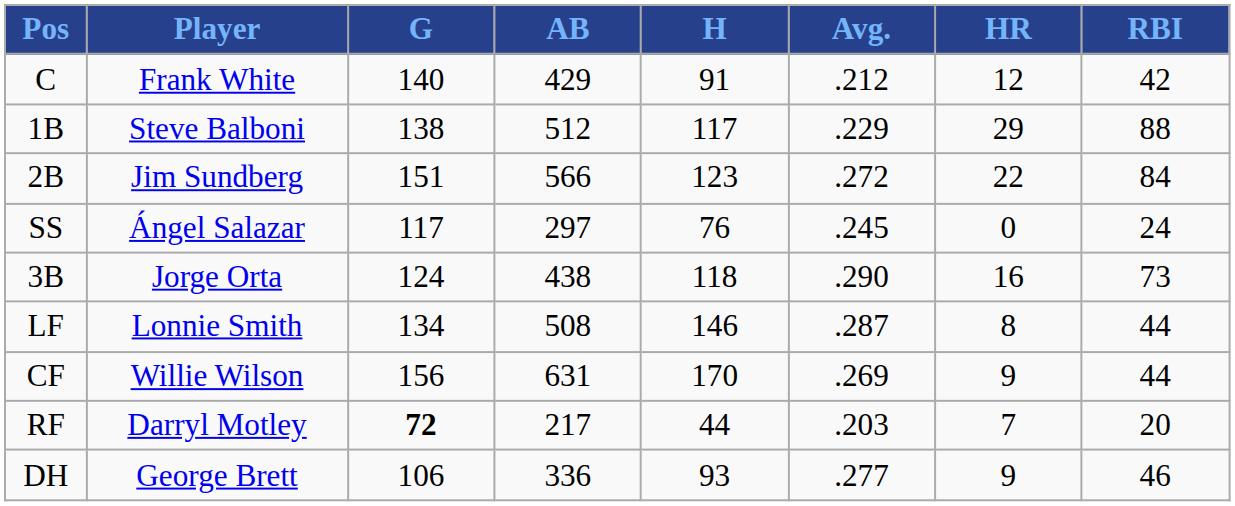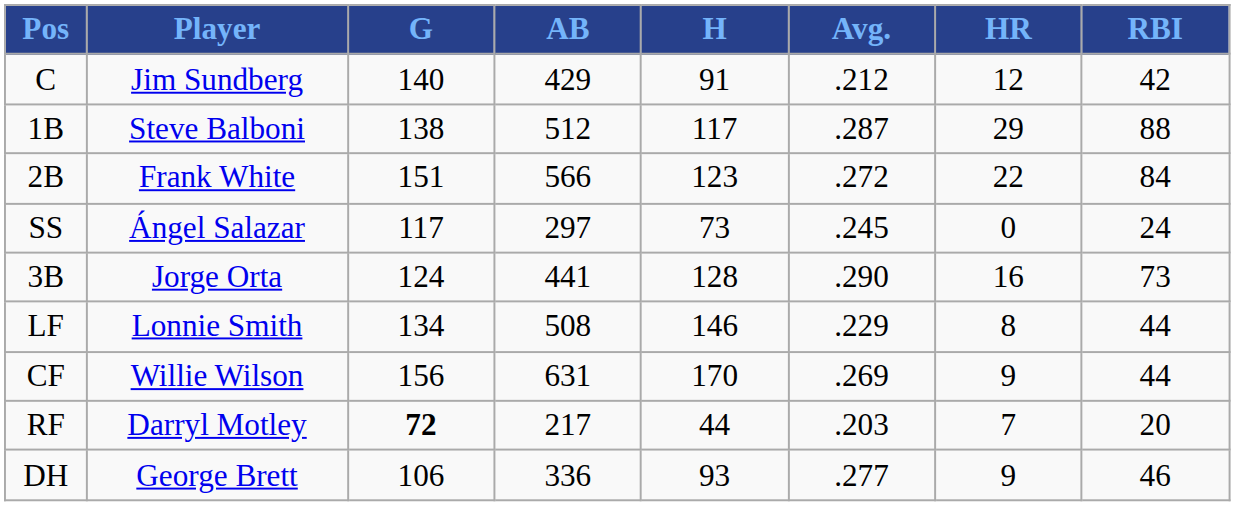(217, 78) Frank White -> (217, 78) Jim Sundberg
(861, 128) .229 -> (861, 128) .287
(217, 177) Jim Sundberg -> (217, 177) Frank White
(715, 227) 76 -> (715, 227) 73
(568, 276) 438 -> (568, 276) 441
(715, 276) 118 -> (715, 276) 128
(861, 326) .287 -> (861, 326) .229
